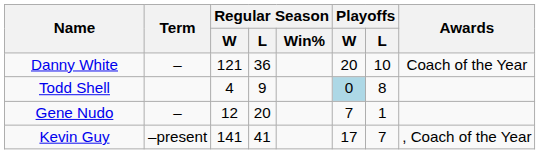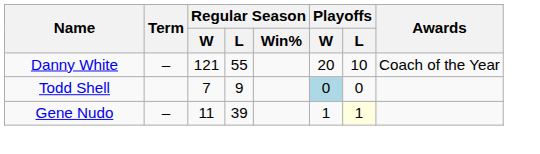(262, 64) 36 -> (239, 64) 55
(230, 88) 4 -> (206, 88) 7
(382, 88) 8 -> (359, 88) 0
(230, 112) 12 -> (206, 112) 11
(262, 112) 20 -> (239, 112) 39
(349, 112) 7 -> (326, 112) 1
(382, 112) no background -> (359, 112) lightyellow background
- row: (74, 137)
